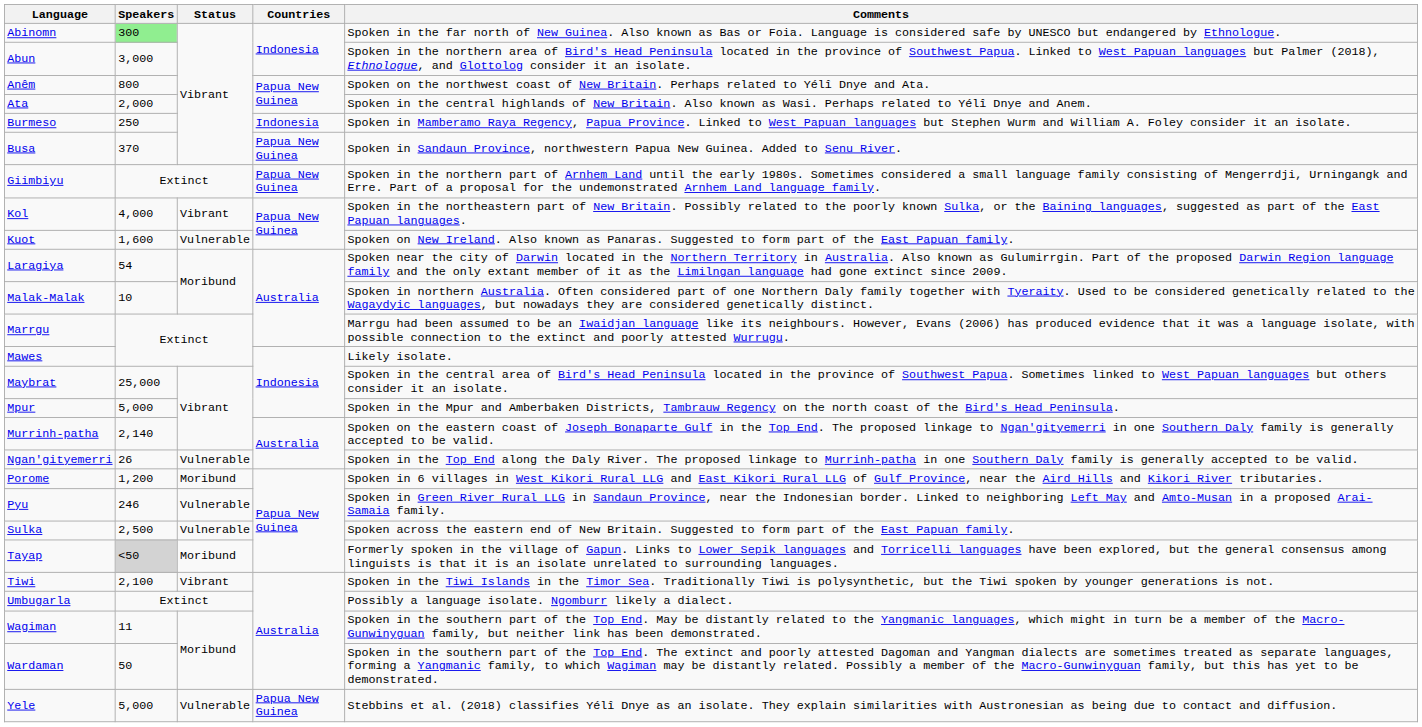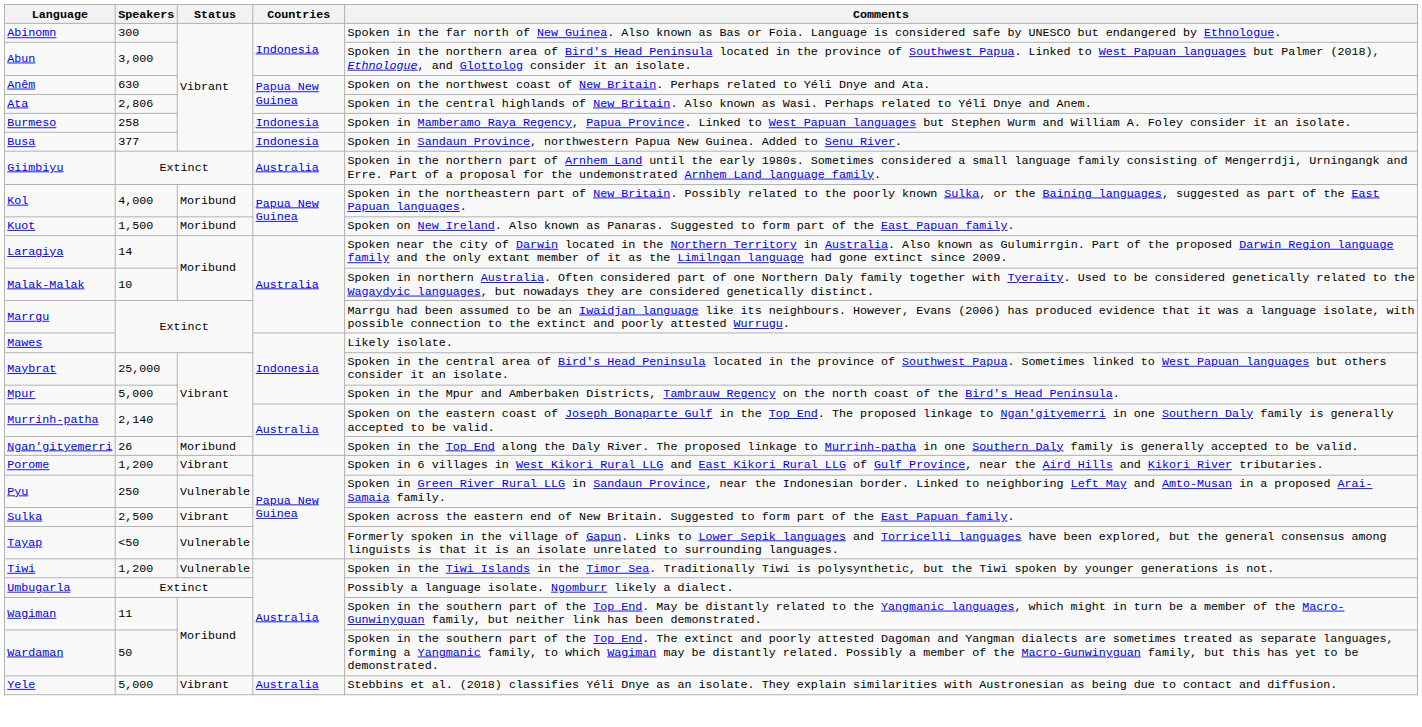(129, 33) lightgreen background -> (129, 33) no background
(129, 85) 800 -> (129, 85) 630
(136, 104) 2,000 -> (136, 104) 2,806
(129, 123) 250 -> (129, 123) 258
(129, 149) 370 -> (129, 142) 377
(287, 149) Papua New Guinea -> (287, 142) Indonesia
(287, 181) Papua New Guinea -> (287, 168) Australia
(204, 214) Vibrant -> (208, 200) Moribund
(136, 240) 1,600 -> (136, 226) 1,500
(215, 240) Vulnerable -> (208, 226) Moribund
(125, 265) 54 -> (125, 252) 14
(215, 460) Vulnerable -> (208, 446) Moribund
(208, 479) Moribund -> (204, 465) Vibrant
(129, 505) 246 -> (129, 491) 250
(215, 530) Vulnerable -> (204, 517) Vibrant
(129, 556) lightgrey background -> (129, 543) no background
(208, 556) Moribund -> (215, 543) Vulnerable
(136, 582) 2,100 -> (136, 568) 1,200
(204, 582) Vibrant -> (215, 568) Vulnerable
(215, 706) Vulnerable -> (204, 685) Vibrant
(287, 706) Papua New Guinea -> (287, 685) Australia
